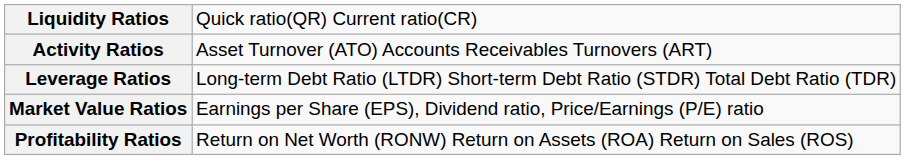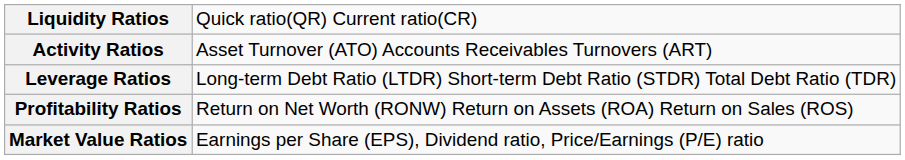rows swapped: (98, 139) <-> (98, 109)
